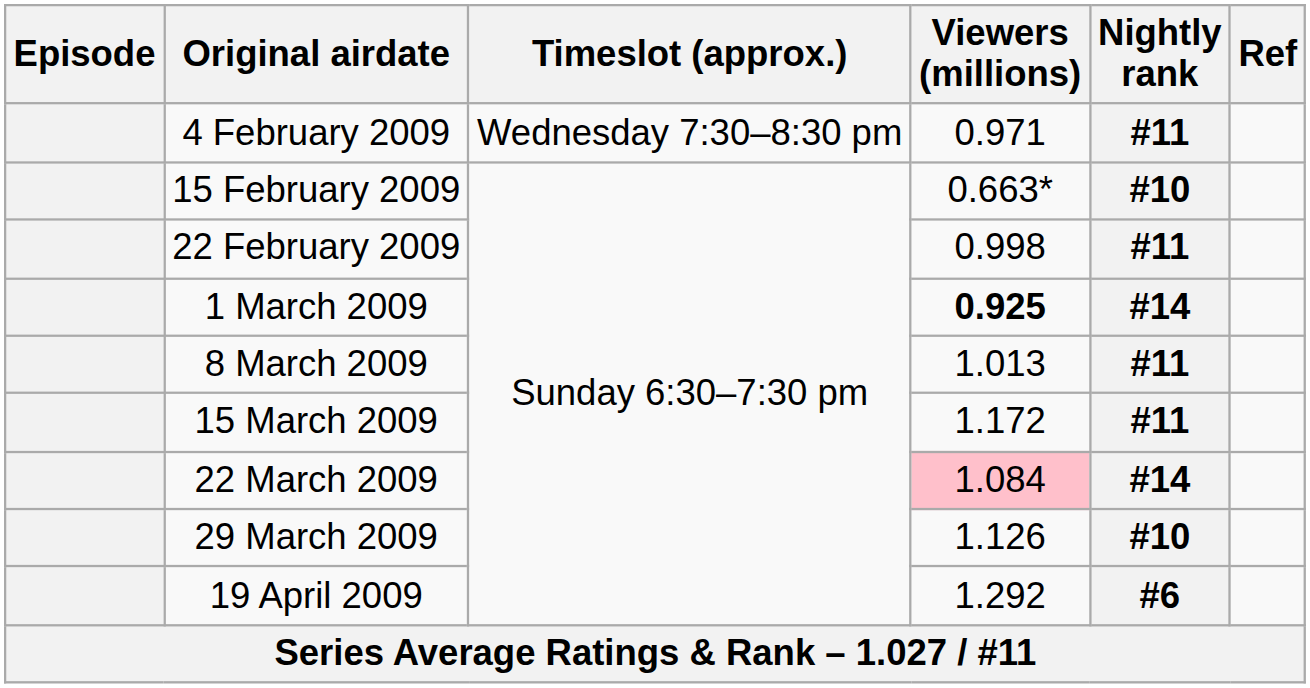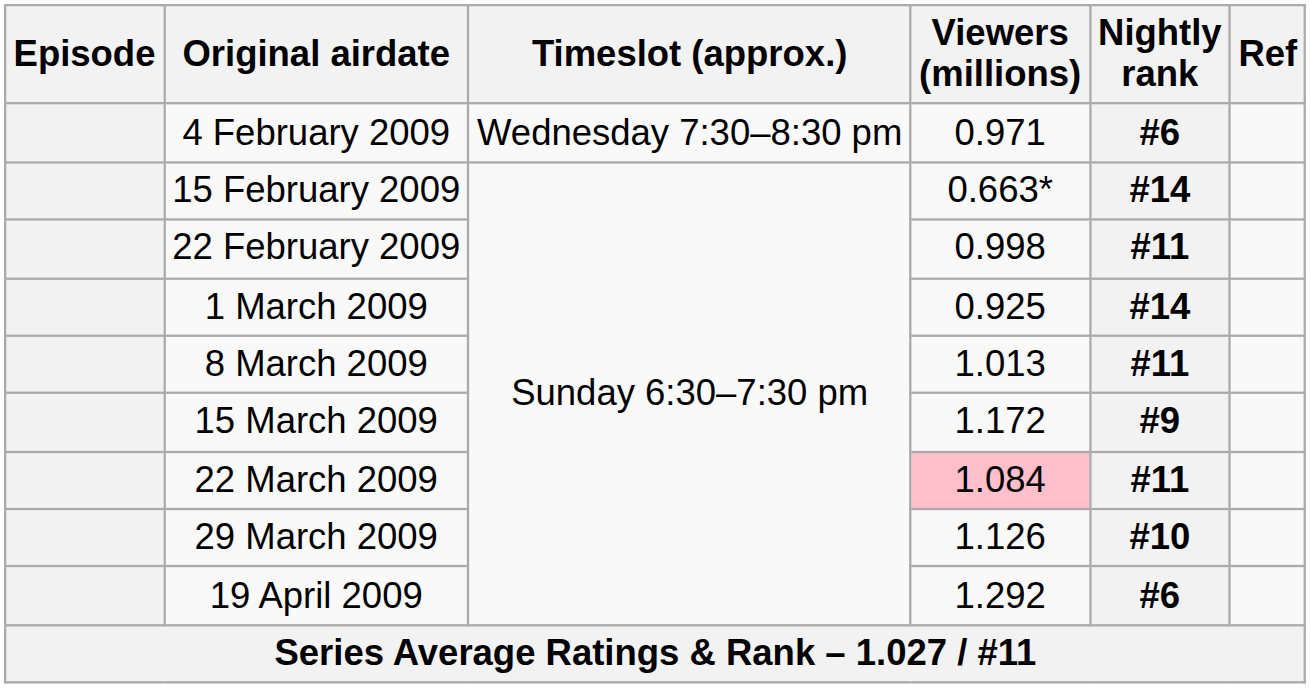(1160, 132) #11 -> (1160, 132) #6
(1160, 190) #10 -> (1160, 190) #14
(1000, 305) bold -> (1000, 305) normal
(1160, 421) #11 -> (1160, 421) #9
(1160, 479) #14 -> (1160, 479) #11
